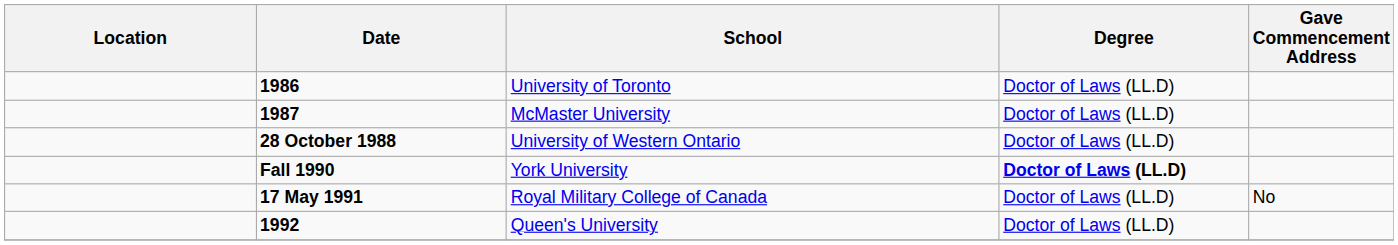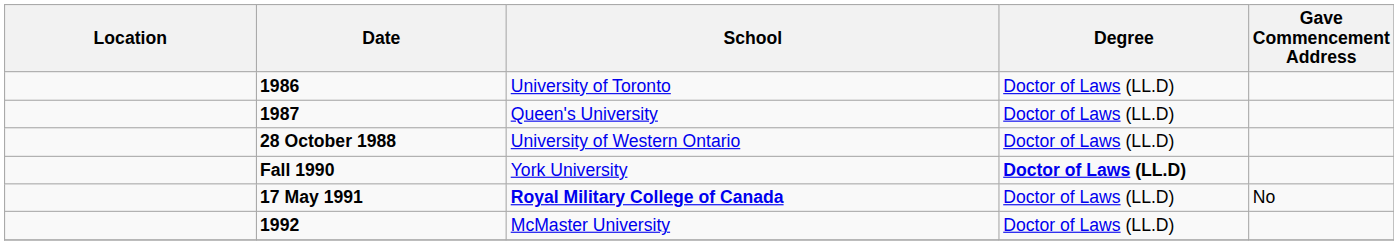(590, 113) McMaster University -> (584, 113) Queen's University
(639, 197) normal -> (647, 197) bold
(584, 225) Queen's University -> (590, 225) McMaster University
